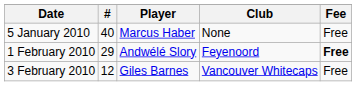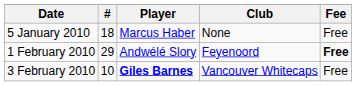(107, 33) 40 -> (107, 33) 18
(107, 71) 12 -> (107, 71) 10
(154, 71) normal -> (156, 71) bold
